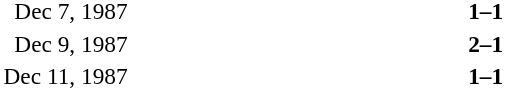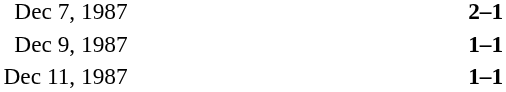(486, 11) 1–1 -> (486, 11) 2–1
(486, 43) 2–1 -> (486, 43) 1–1
